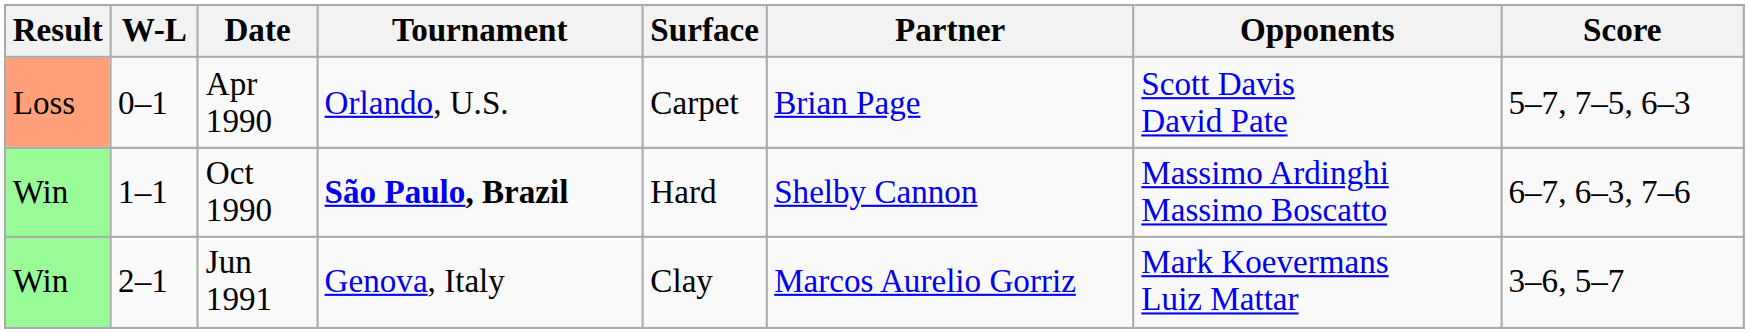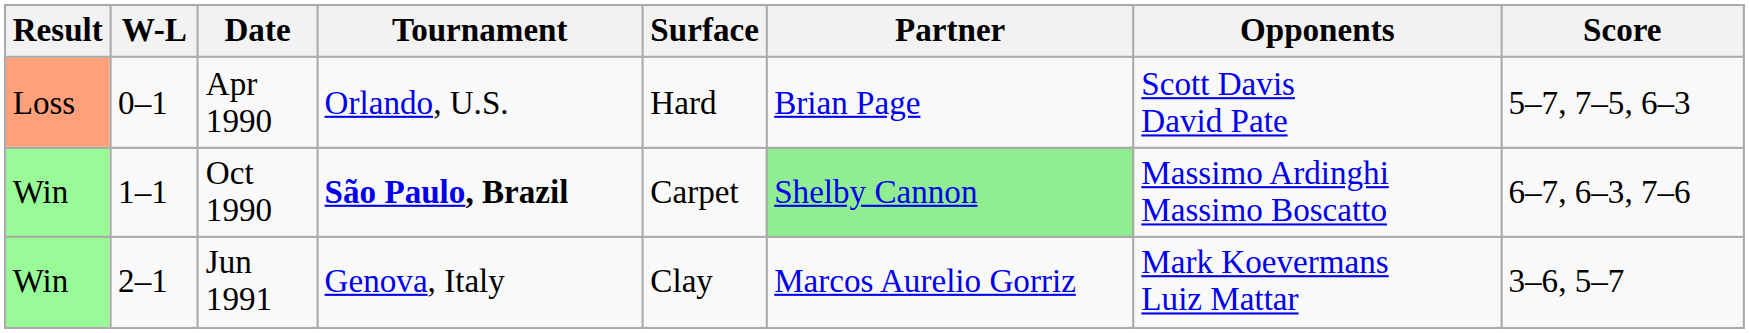(695, 101) Carpet -> (683, 101) Hard
(683, 191) Hard -> (695, 191) Carpet
(876, 191) no background -> (876, 191) lightgreen background
